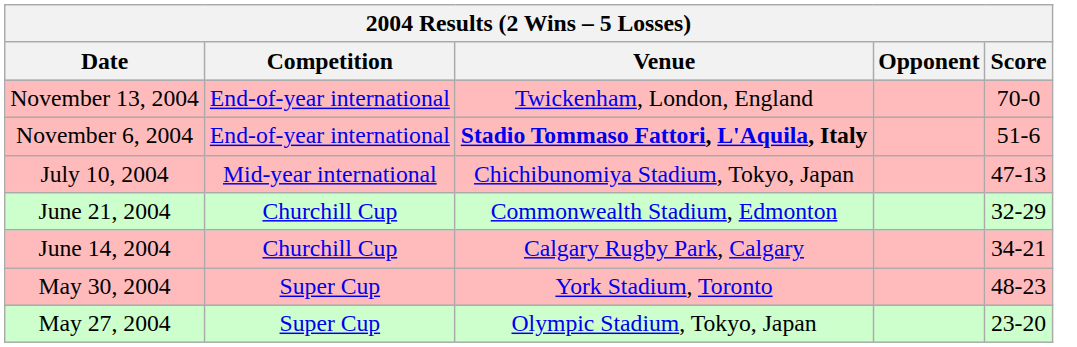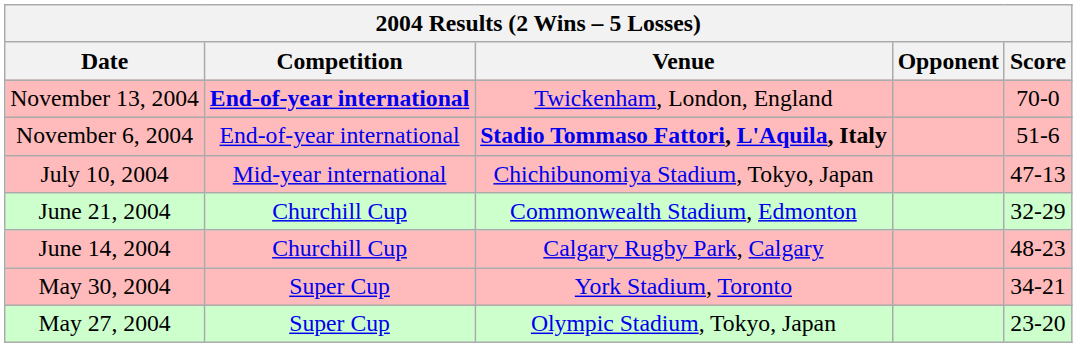(330, 98) normal -> (340, 98) bold
(1019, 248) 34-21 -> (1038, 248) 48-23
(1019, 286) 48-23 -> (1038, 286) 34-21
